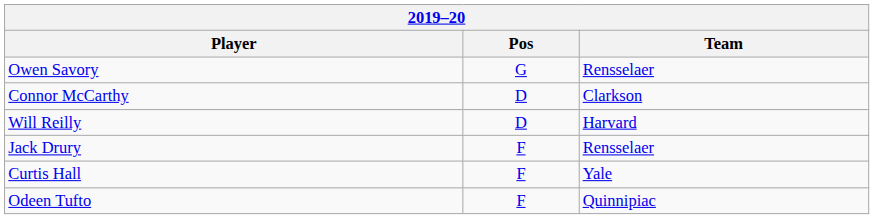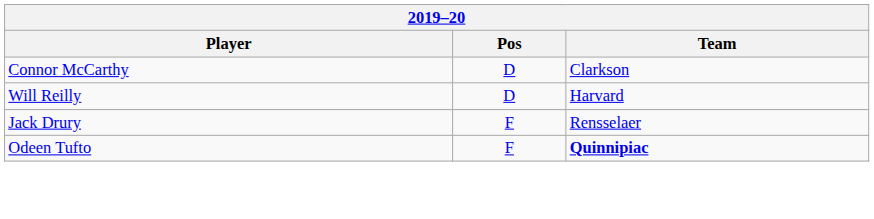- row: (53, 69)
- row: (45, 174)
(619, 200) normal -> (609, 148) bold
